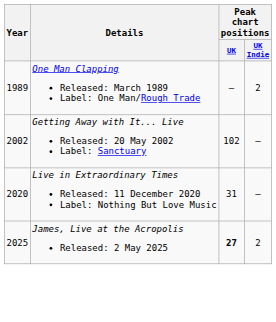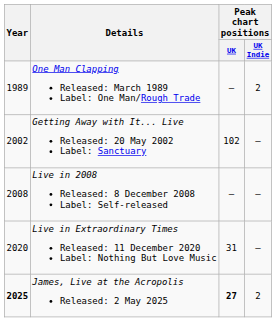+ row: (124, 190)
(17, 242) normal -> (17, 296) bold
